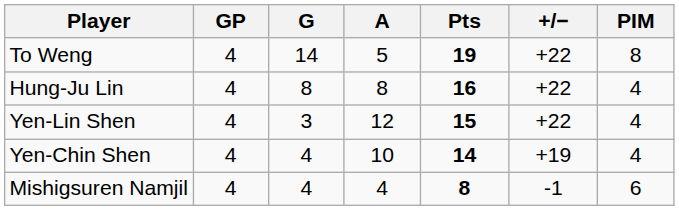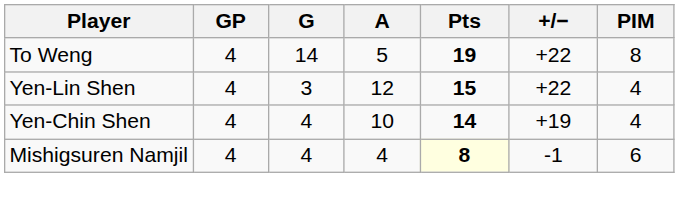- row: (66, 88)
(464, 188) no background -> (464, 155) lightyellow background
